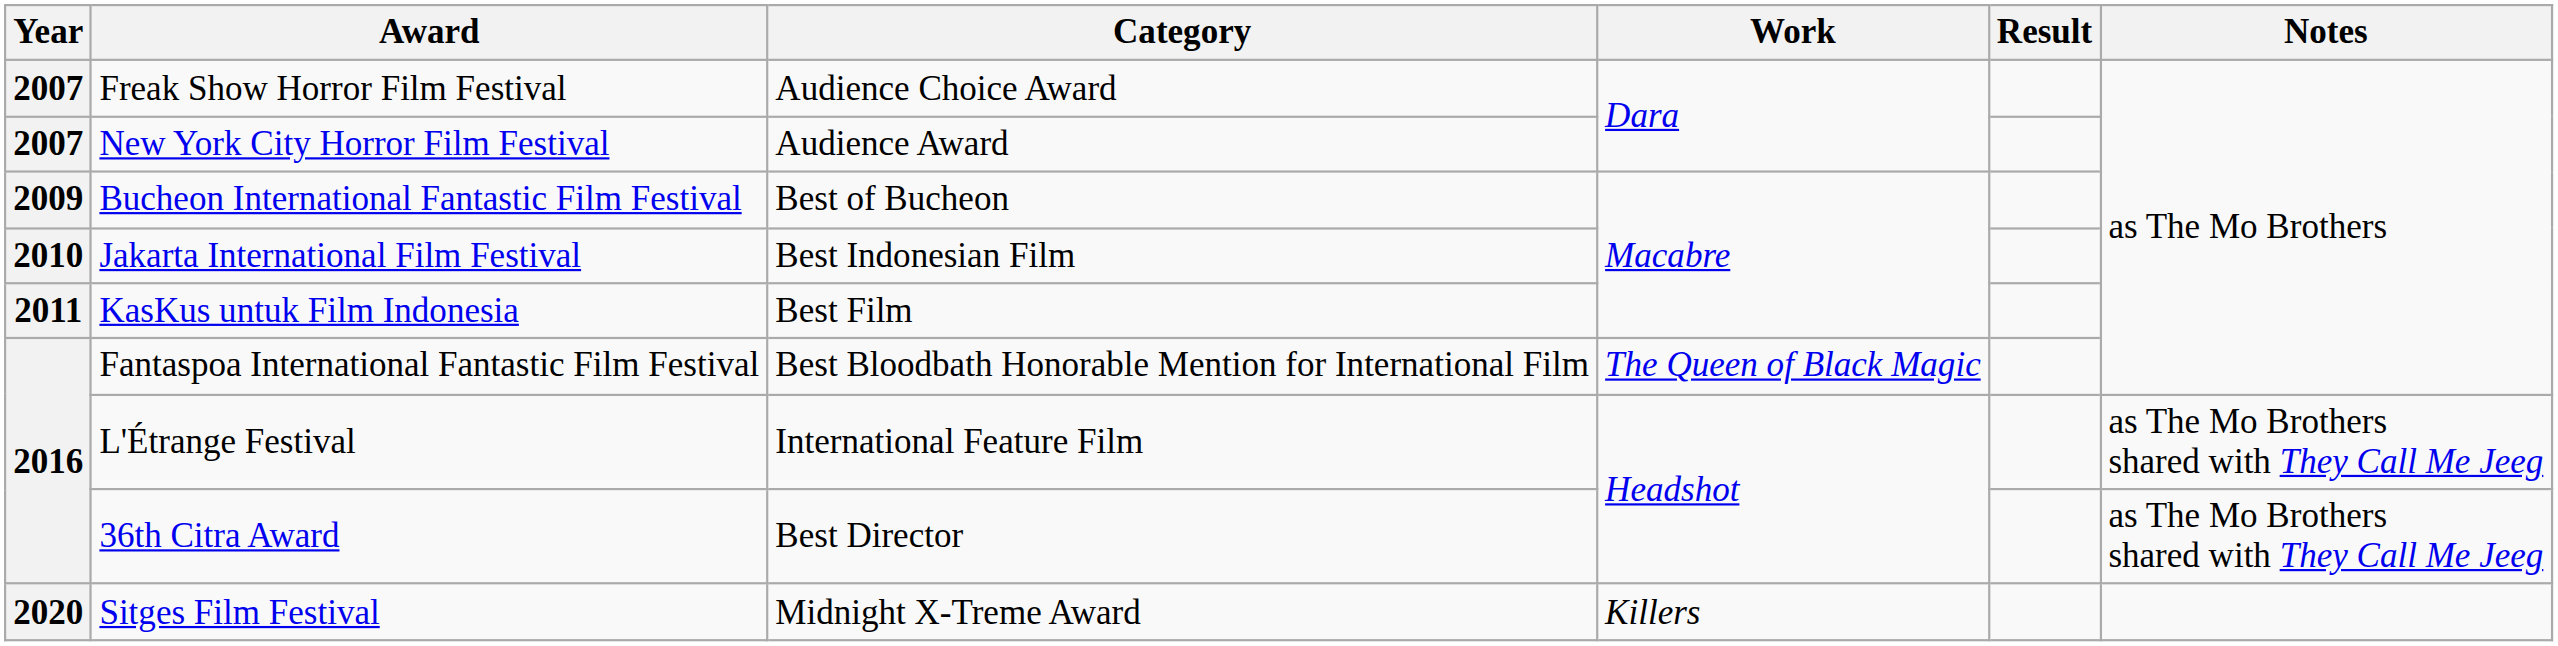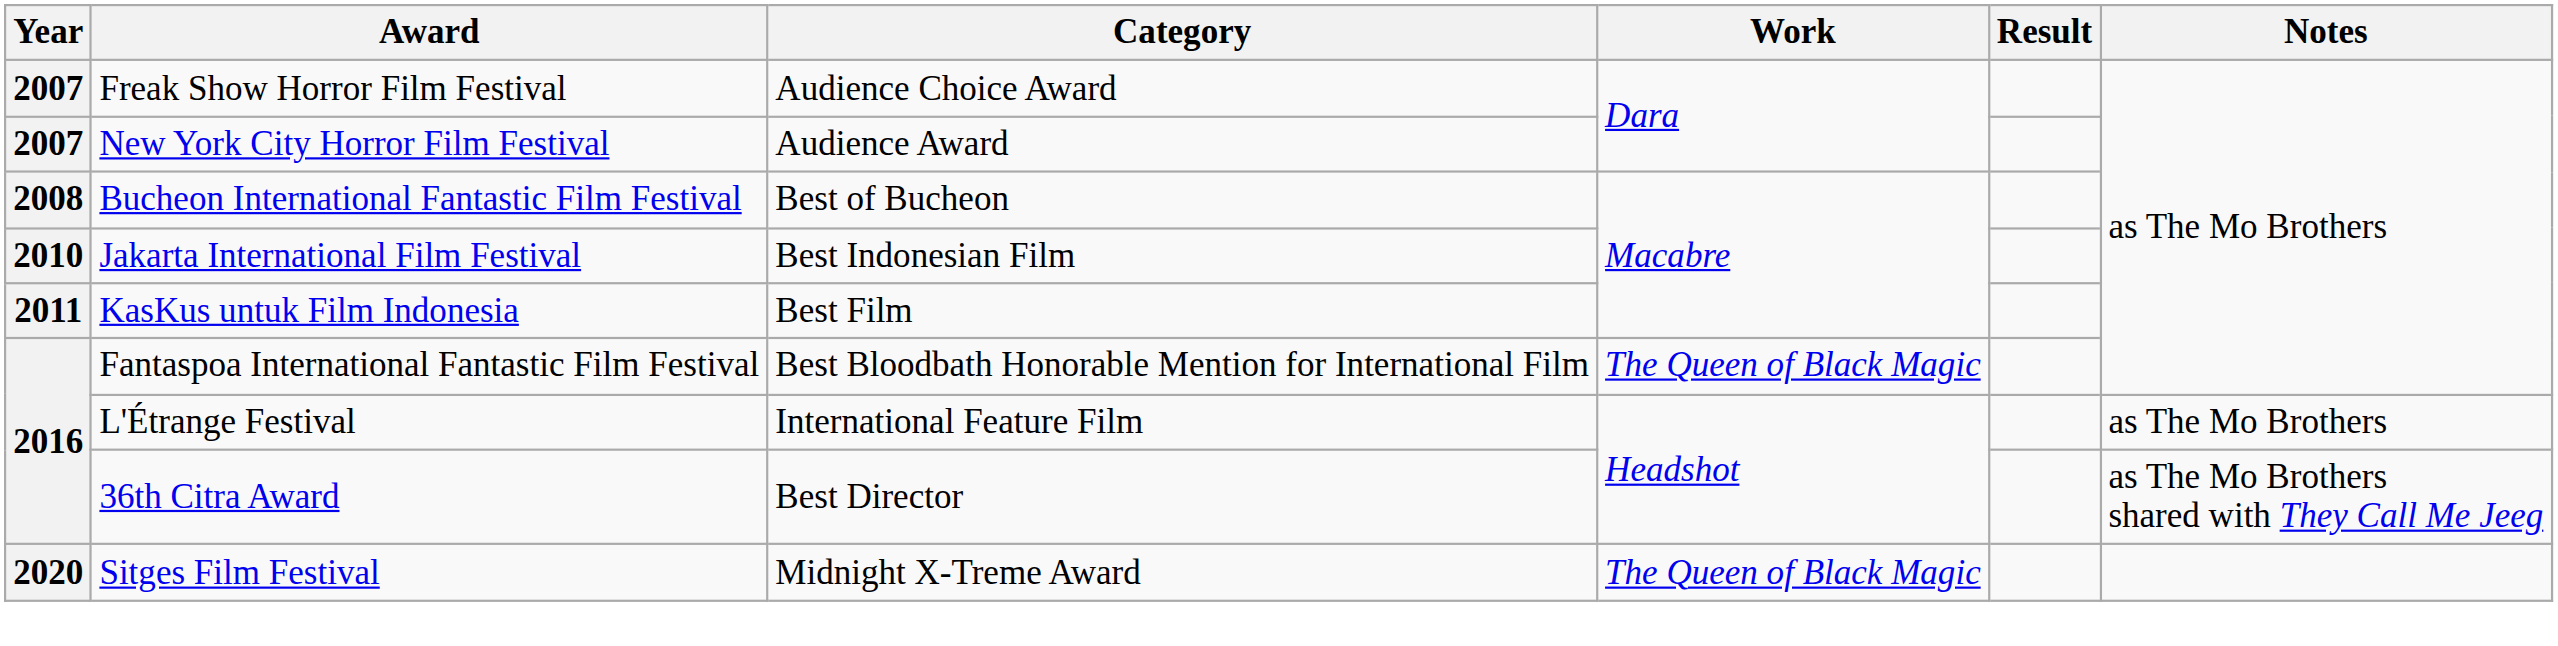(48, 198) 2009 -> (48, 198) 2008
(2326, 440) as The Mo Brothers shared with They Call Me Jeeg -> (2248, 421) as The Mo Brothers
(1653, 611) Killers -> (1793, 571) The Queen of Black Magic
